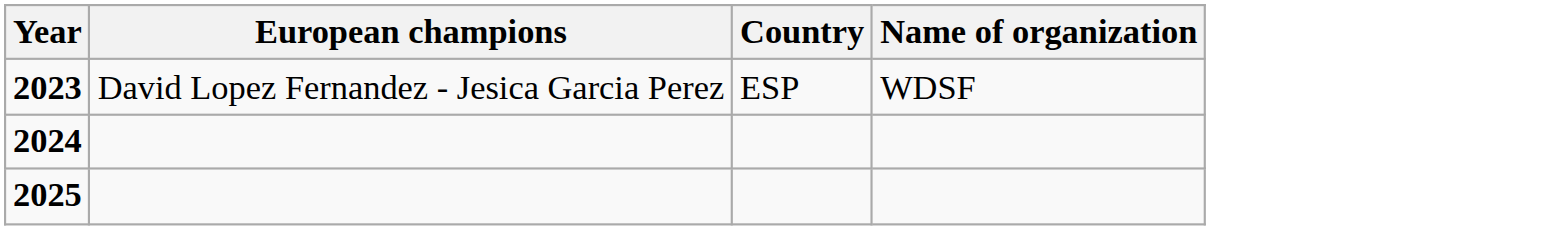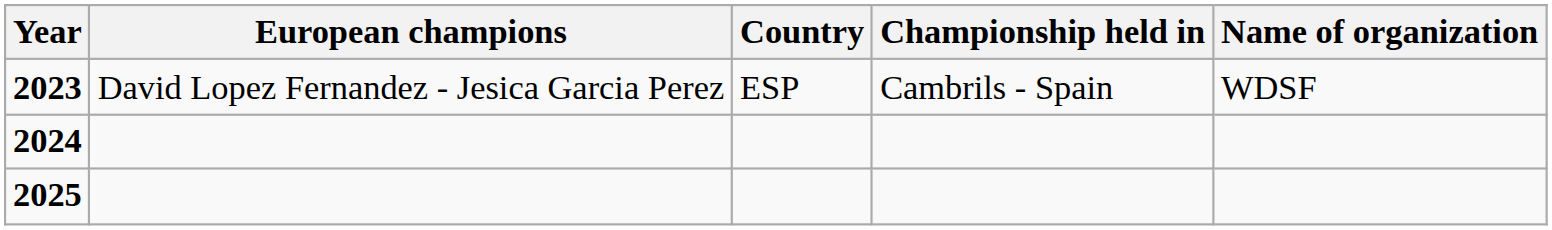+ column: (1043, 31)
